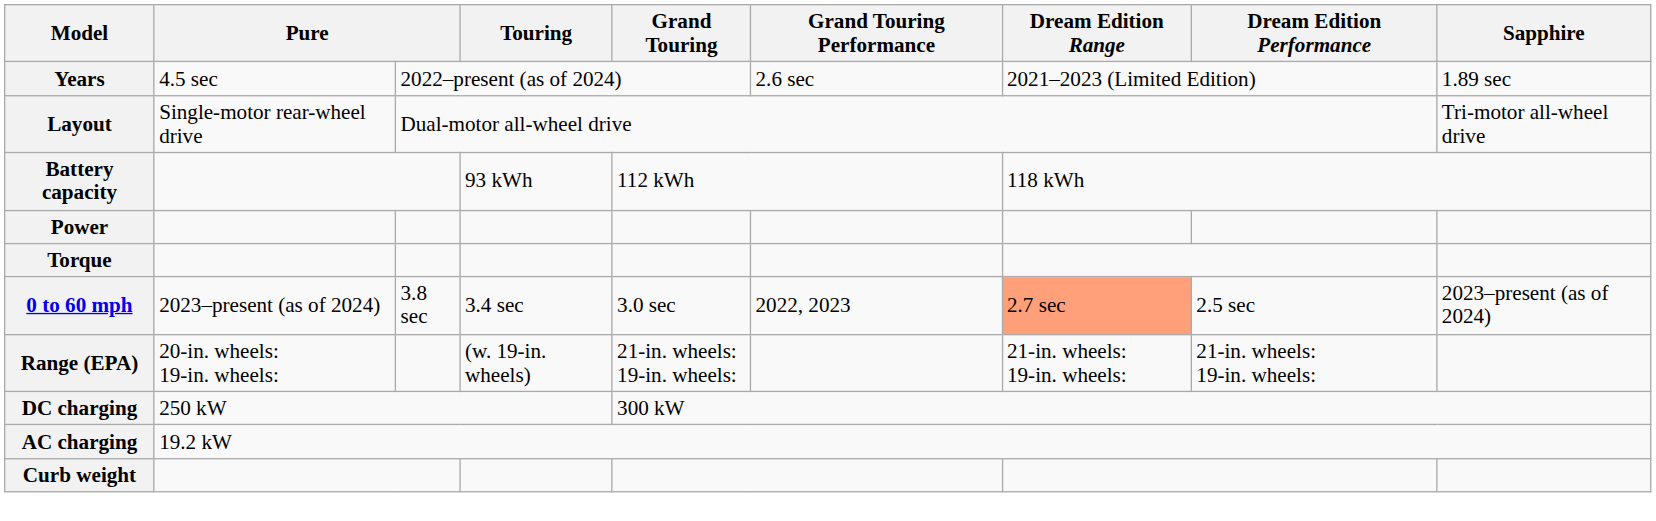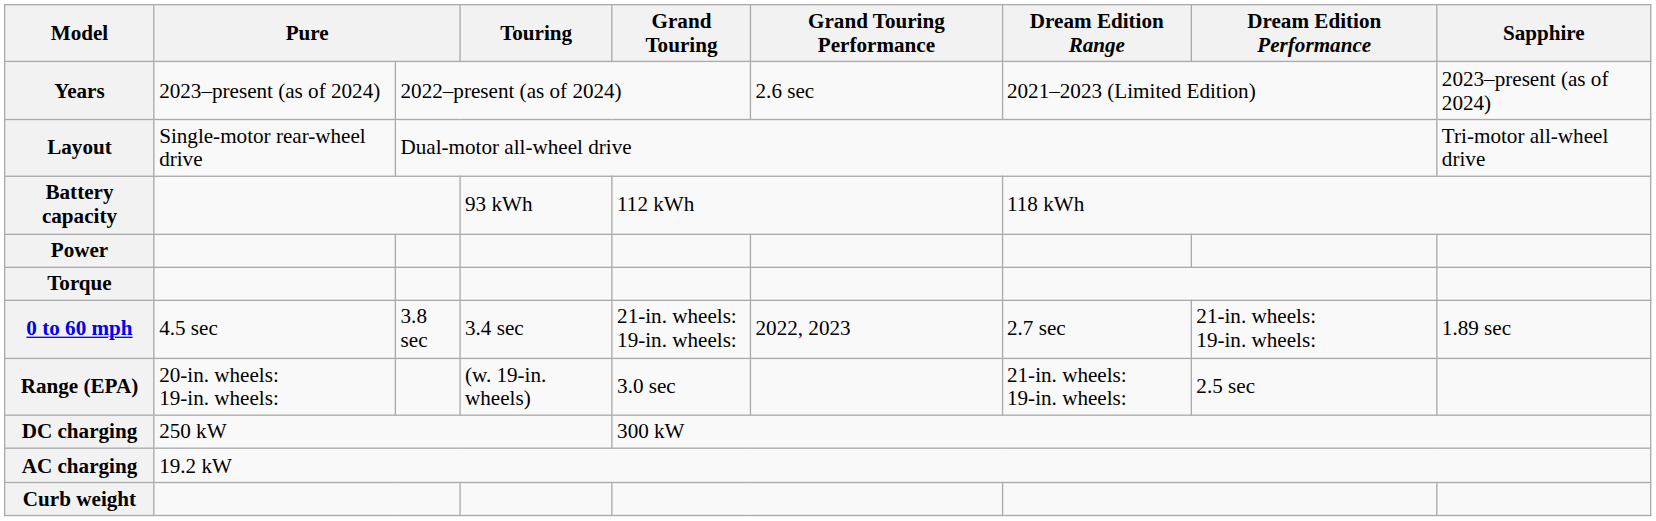(188, 78) 4.5 sec -> (270, 90) 2023–present (as of 2024)
(1476, 78) 1.89 sec -> (1525, 90) 2023–present (as of 2024)
(270, 305) 2023–present (as of 2024) -> (188, 329) 4.5 sec
(646, 305) 3.0 sec -> (677, 329) 21-in. wheels: 19-in. wheels:
(1036, 305) lightsalmon background -> (1036, 329) no background
(1226, 305) 2.5 sec -> (1256, 329) 21-in. wheels: 19-in. wheels:
(1525, 305) 2023–present (as of 2024) -> (1476, 329) 1.89 sec
(677, 362) 21-in. wheels: 19-in. wheels: -> (646, 386) 3.0 sec
(1256, 362) 21-in. wheels: 19-in. wheels: -> (1226, 386) 2.5 sec
